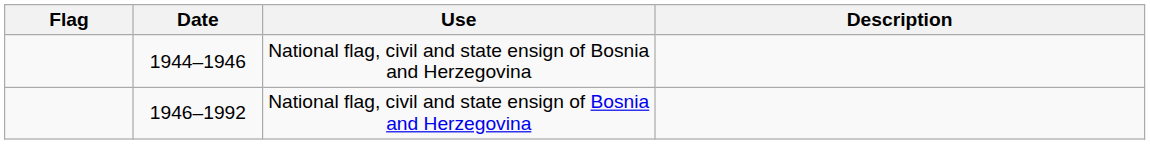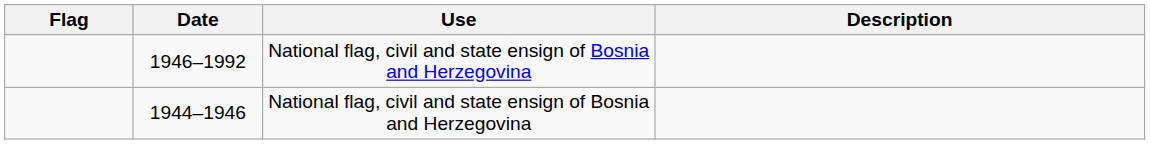rows swapped: (198, 113) <-> (198, 60)
